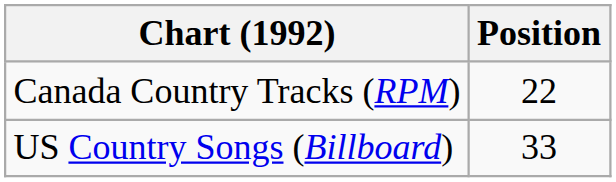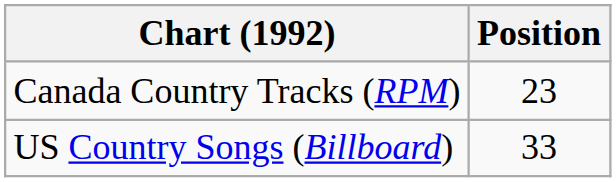(539, 90) 22 -> (539, 90) 23
